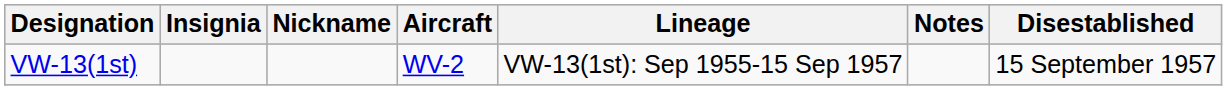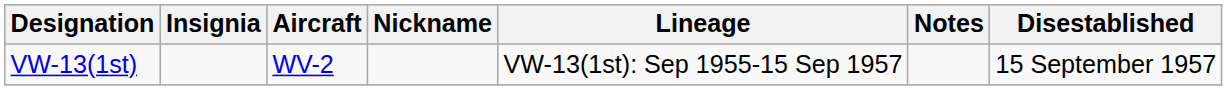columns swapped: (332, 24) <-> (447, 24)
